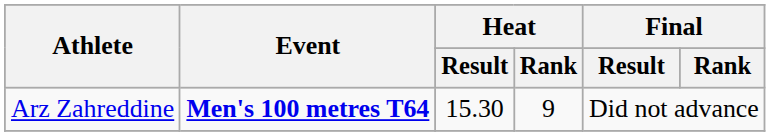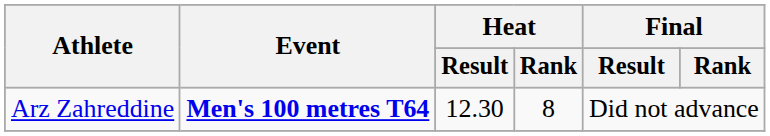(475, 109) 15.30 -> (475, 109) 12.30
(549, 109) 9 -> (549, 109) 8
